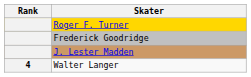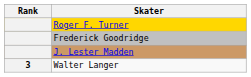(28, 65) 4 -> (28, 65) 3
